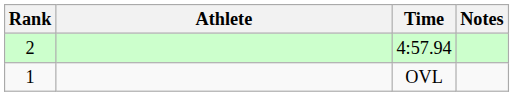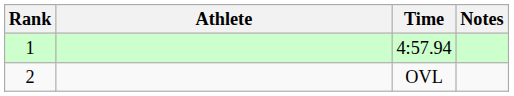(30, 47) 2 -> (30, 47) 1
(30, 76) 1 -> (30, 76) 2
